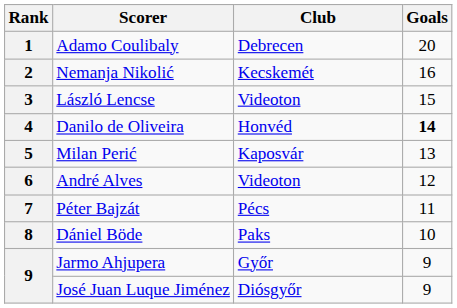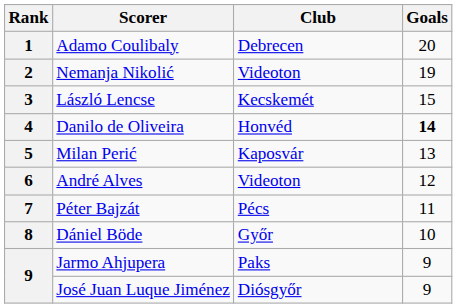(276, 72) Kecskemét -> (269, 72) Videoton
(427, 72) 16 -> (427, 72) 19
(269, 99) Videoton -> (276, 99) Kecskemét
(254, 235) Paks -> (255, 235) Győr
(255, 262) Győr -> (254, 262) Paks
